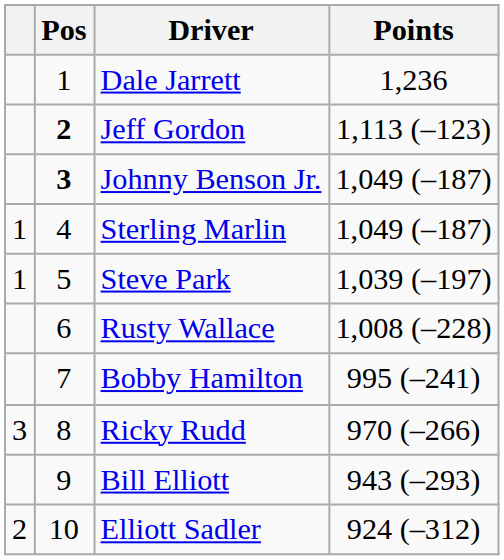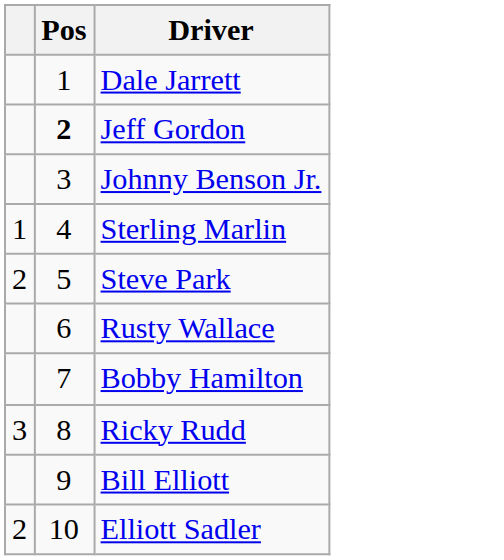- column: (414, 29)
(64, 179) bold -> (64, 179) normal
(20, 278) 1 -> (20, 278) 2
